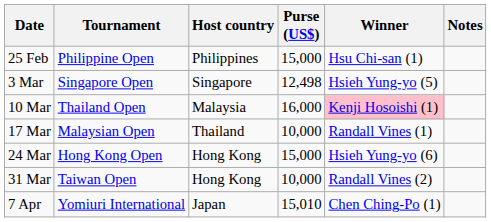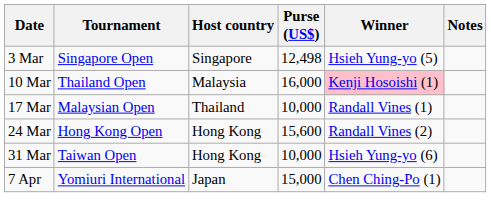- row: (28, 58)
(301, 155) 15,000 -> (301, 131) 15,600
(383, 155) Hsieh Yung-yo (6) -> (380, 131) Randall Vines (2)
(380, 180) Randall Vines (2) -> (383, 155) Hsieh Yung-yo (6)
(301, 204) 15,010 -> (301, 180) 15,000
